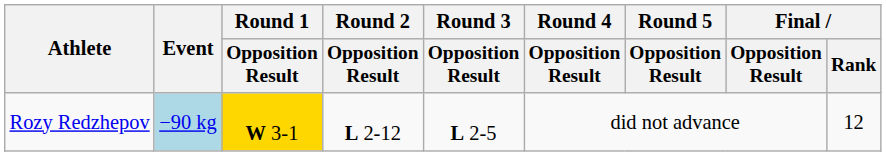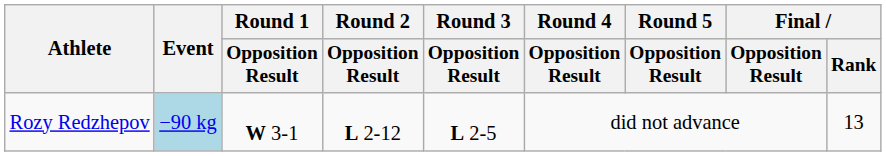(272, 134) gold background -> (272, 134) no background
(854, 122) 12 -> (854, 122) 13
